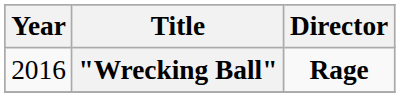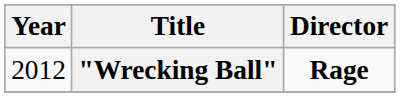(39, 69) 2016 -> (39, 69) 2012
